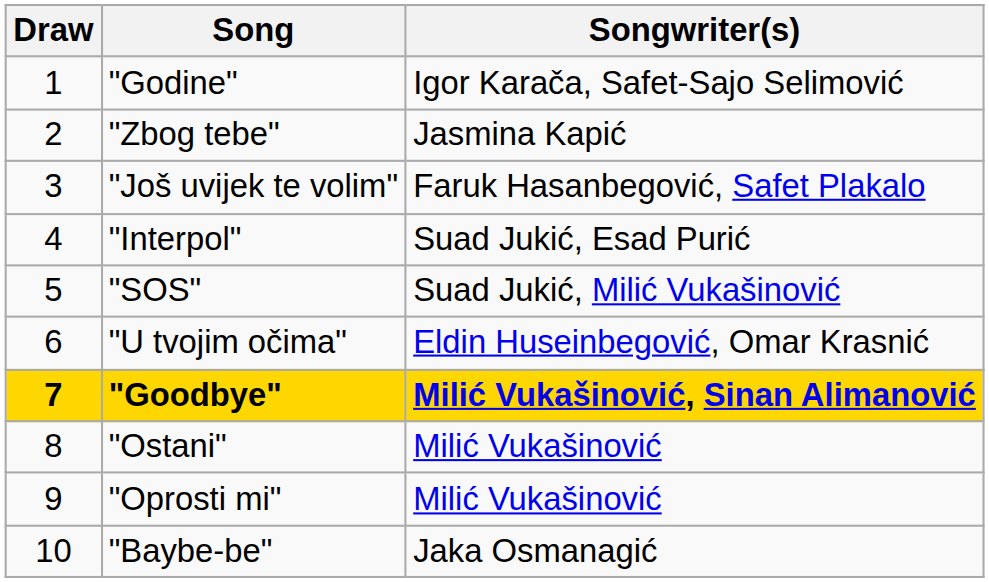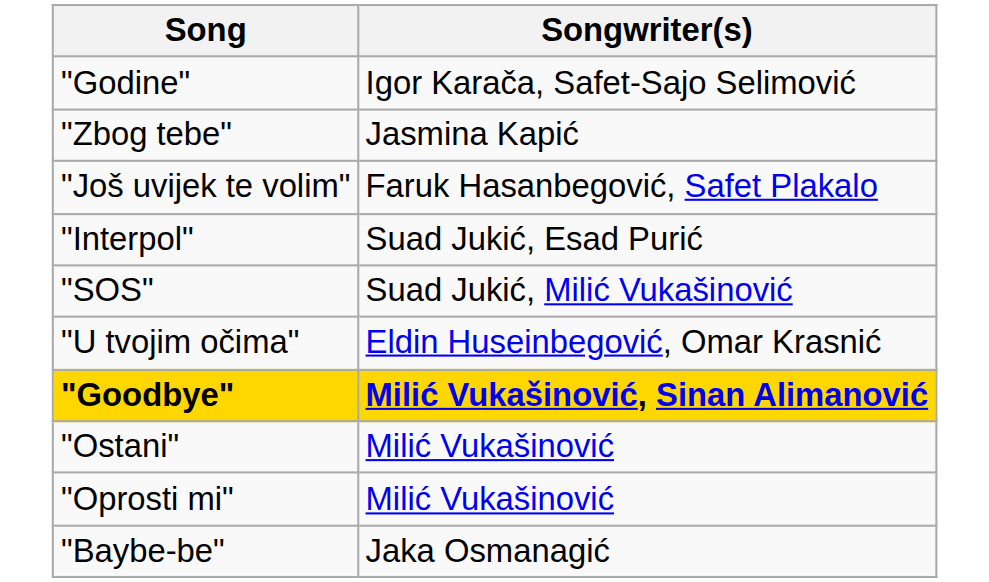- column: (53, 30)
